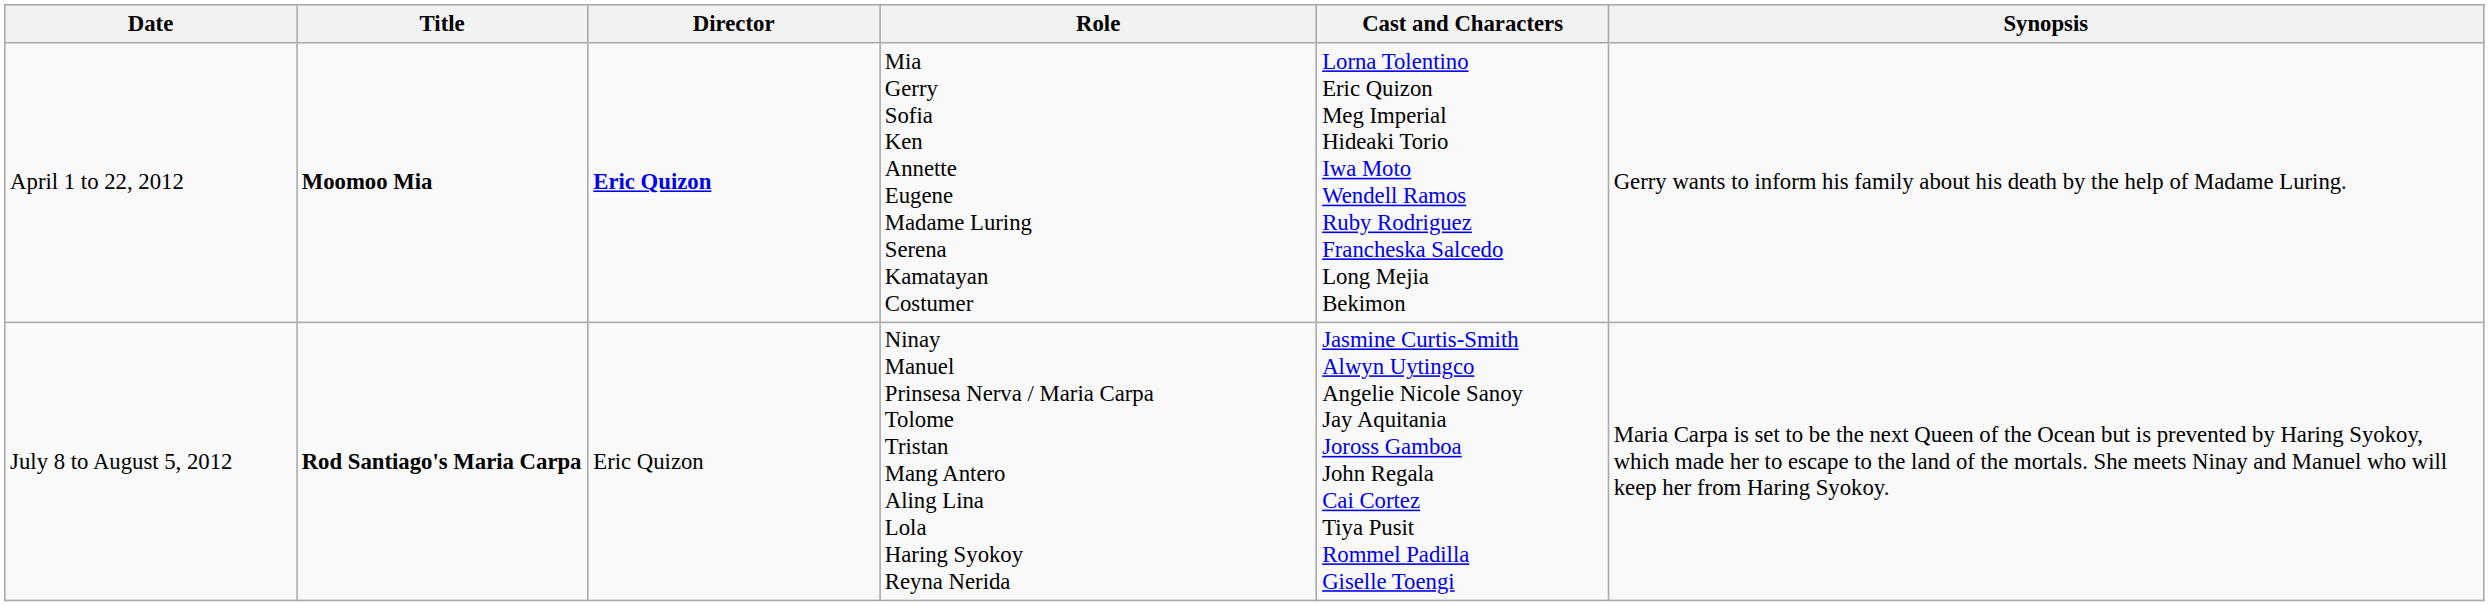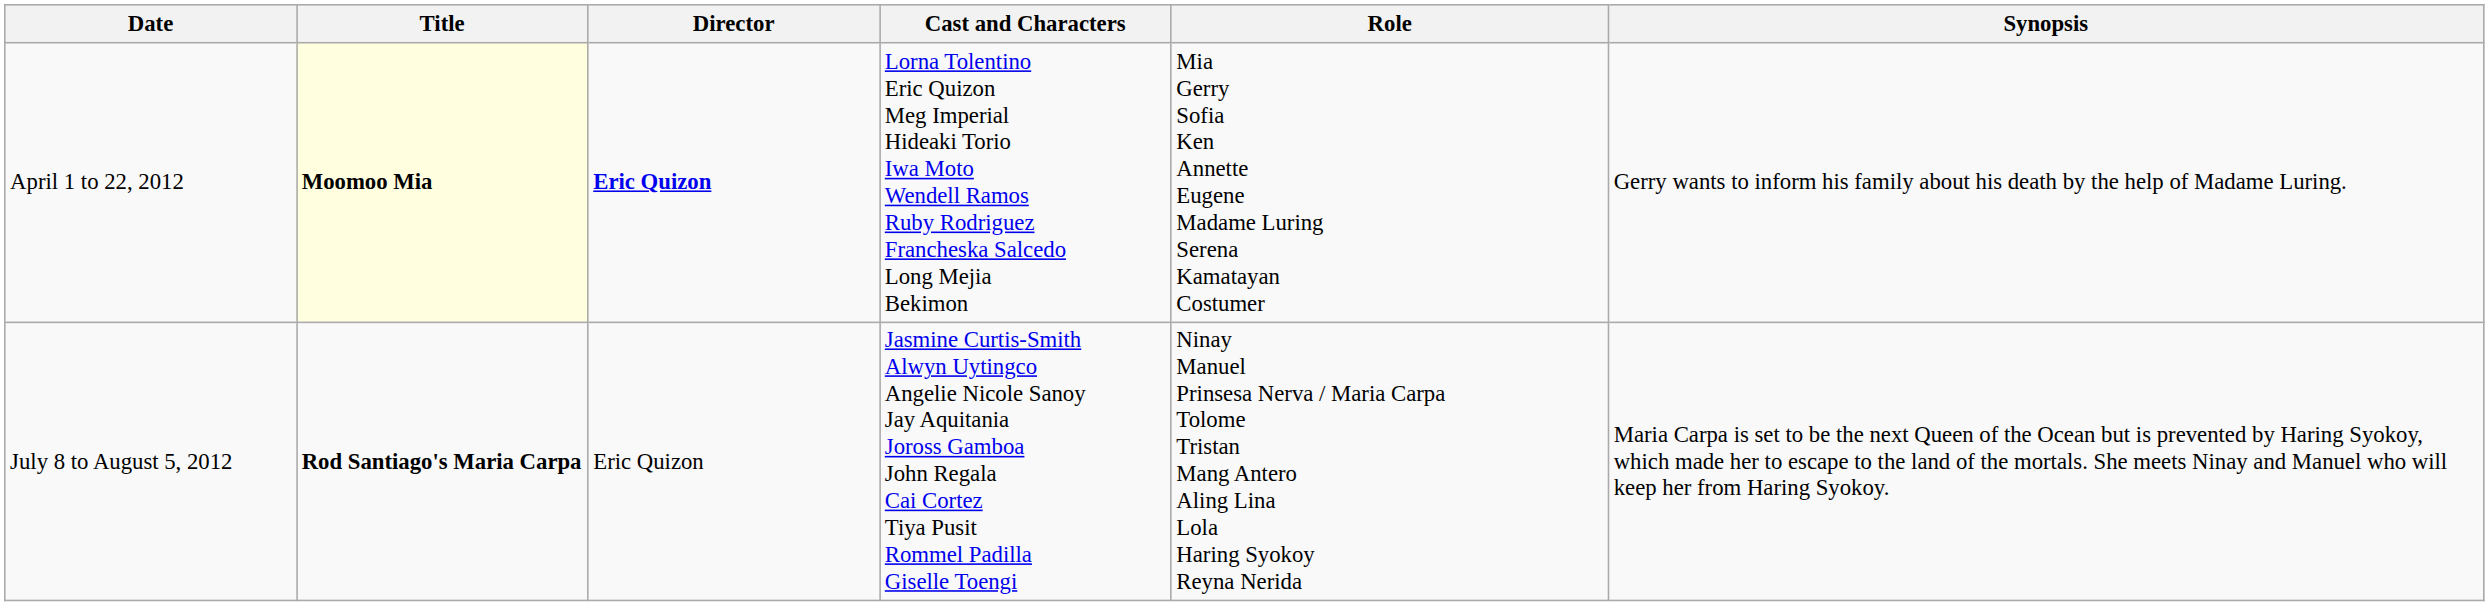columns swapped: (1463, 23) <-> (1098, 23)
(367, 182) no background -> (367, 182) lightyellow background
